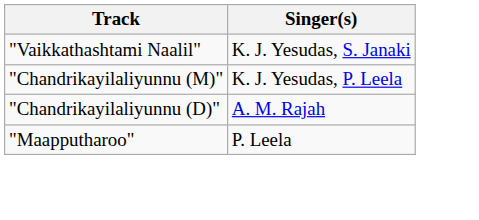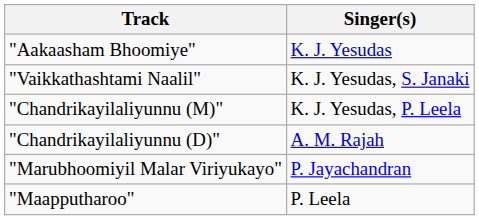+ row: (102, 49)
+ row: (145, 169)
